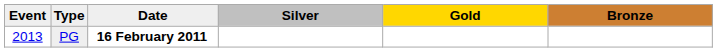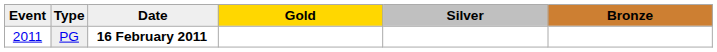columns swapped: (465, 15) <-> (300, 15)
(28, 36) 2013 -> (28, 36) 2011
